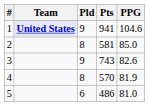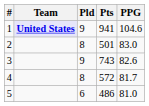(107, 45) 581 -> (107, 45) 501
(128, 45) 85.0 -> (128, 45) 83.0
(107, 77) 570 -> (107, 77) 572
(128, 77) 81.9 -> (128, 77) 81.7
